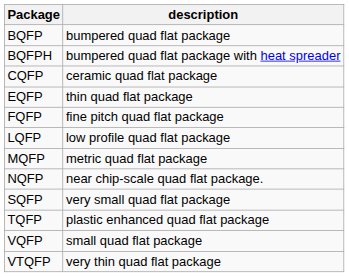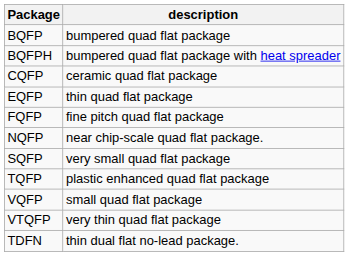- row: (24, 138)
- row: (26, 158)
+ row: (25, 240)
